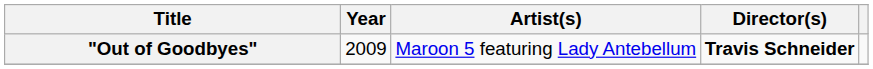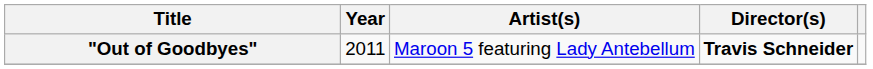(366, 49) 2009 -> (365, 49) 2011
